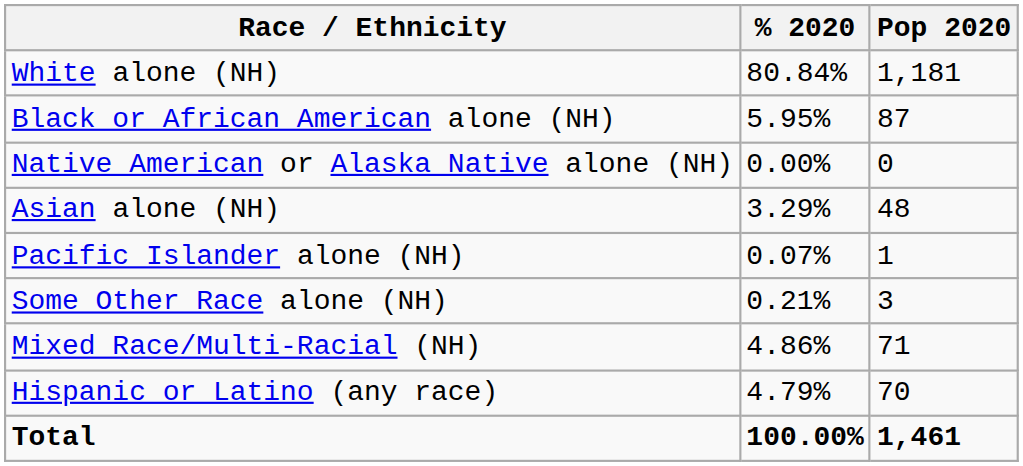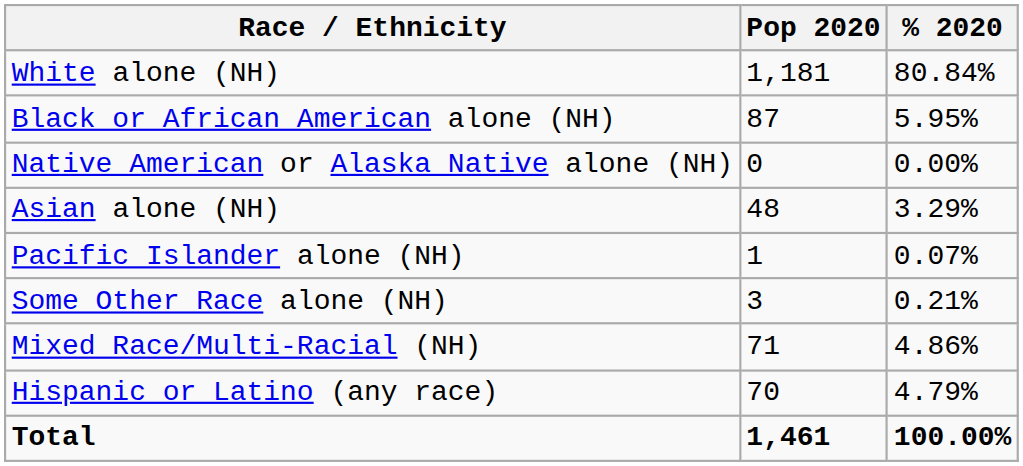columns swapped: (944, 28) <-> (805, 28)
